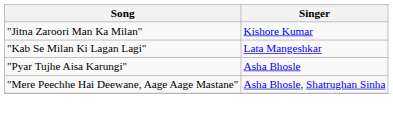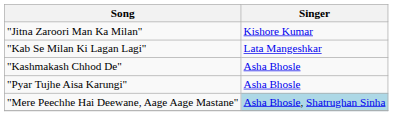+ row: (64, 66)
(315, 84) no background -> (315, 102) lightblue background
